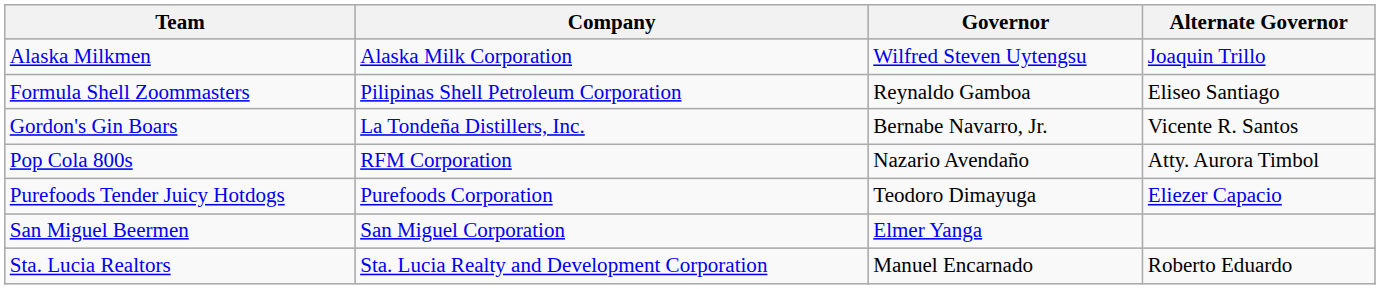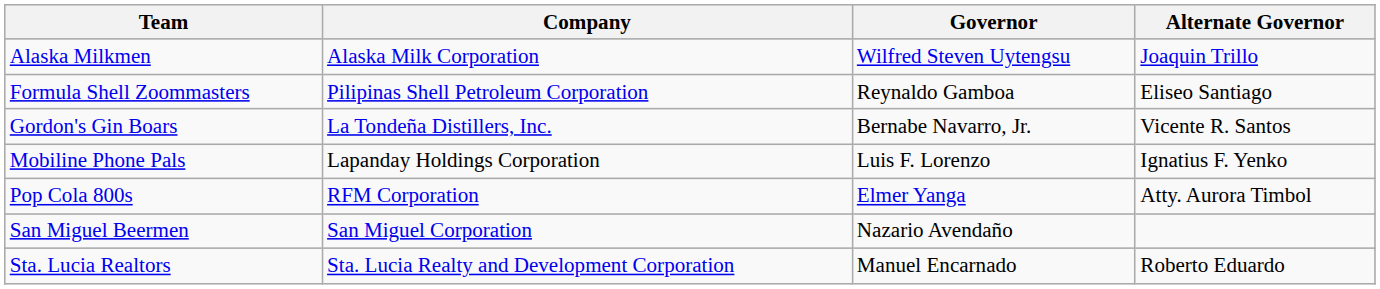+ row: (98, 160)
(951, 160) Nazario Avendaño -> (911, 195) Elmer Yanga
- row: (147, 195)
(928, 230) Elmer Yanga -> (935, 230) Nazario Avendaño
